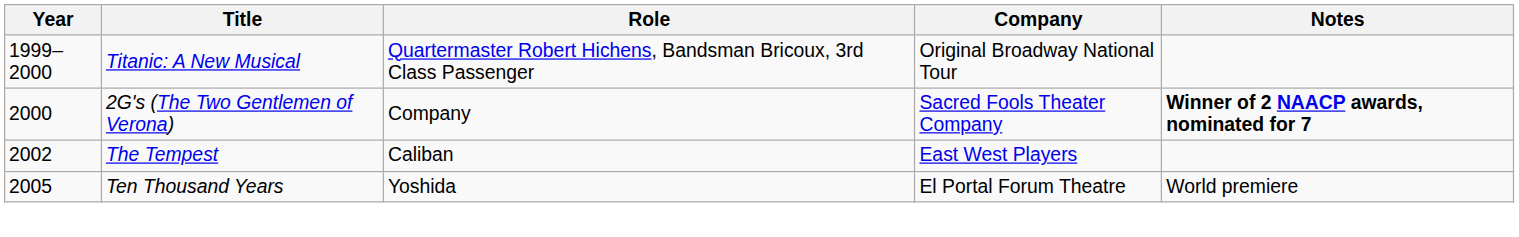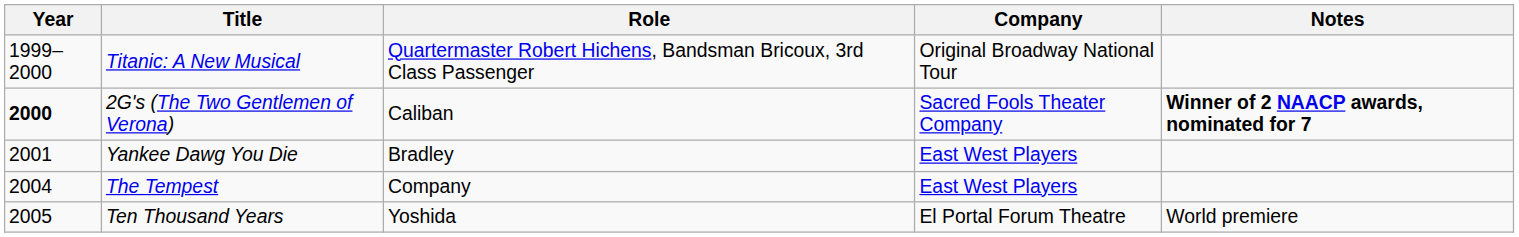(31, 113) normal -> (31, 113) bold
(429, 113) Company -> (421, 113) Caliban
+ row: (202, 155)
(31, 155) 2002 -> (31, 186) 2004
(421, 155) Caliban -> (429, 186) Company
